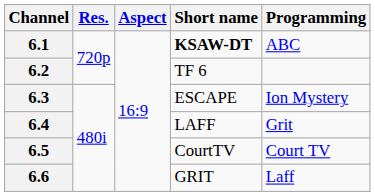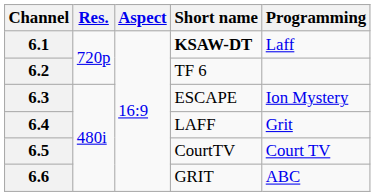(283, 44) ABC -> (280, 44) Laff
(280, 177) Laff -> (283, 177) ABC
